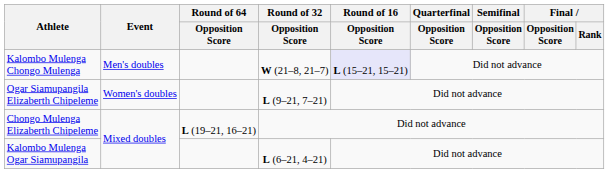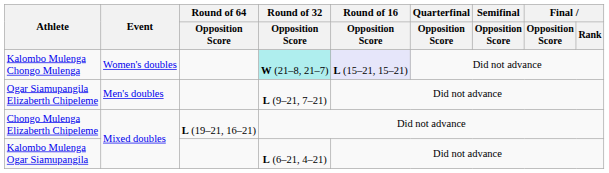(133, 65) Men's doubles -> (140, 65) Women's doubles
(295, 71) no background -> (295, 71) paleturquoise background
(140, 94) Women's doubles -> (133, 94) Men's doubles
